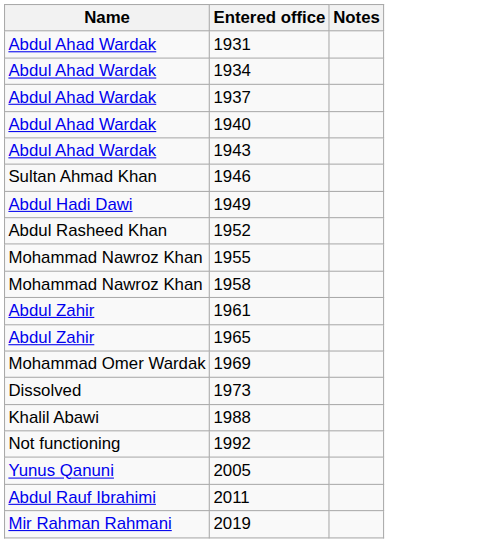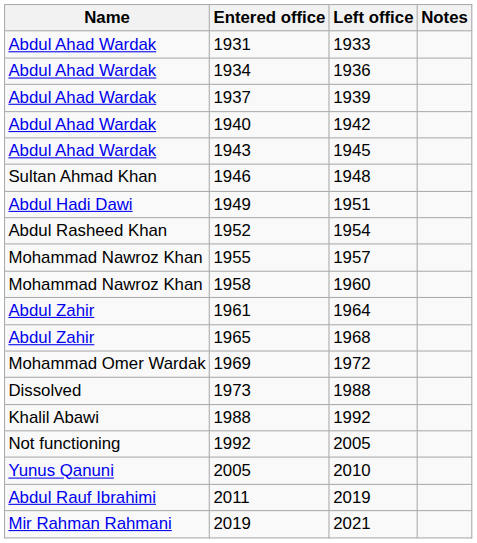+ column: (373, 17)
